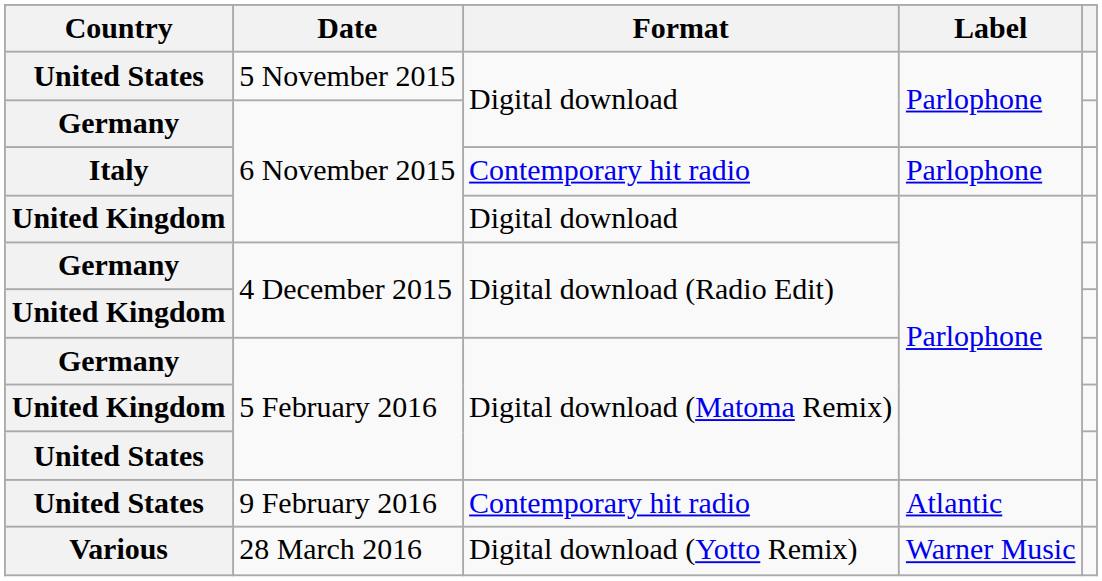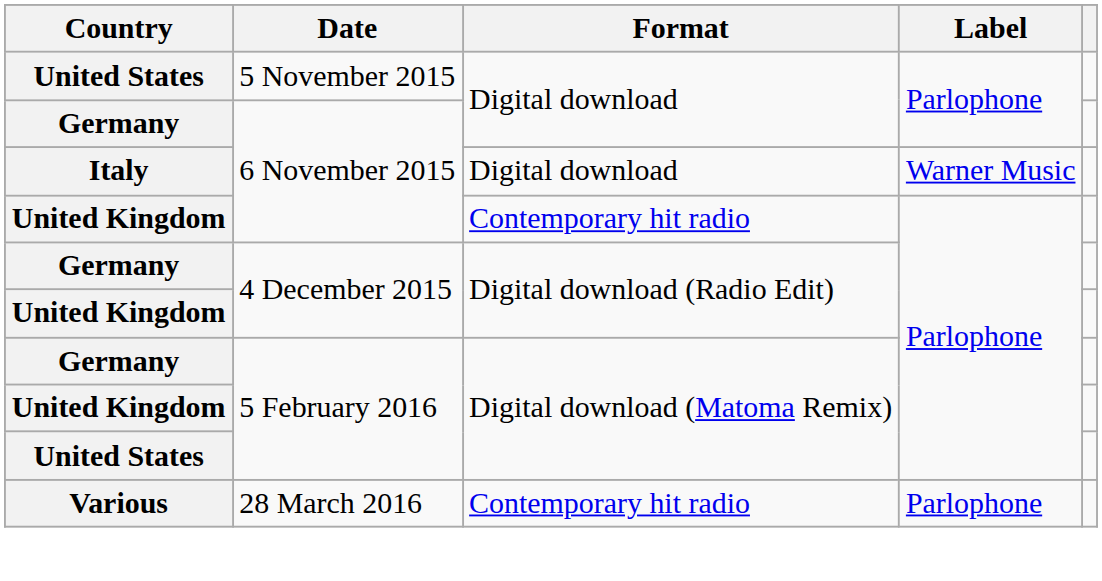(610, 170) Contemporary hit radio -> (573, 170) Digital download
(974, 170) Parlophone -> (991, 170) Warner Music
(573, 218) Digital download -> (610, 218) Contemporary hit radio
- row: (119, 502)
(663, 550) Digital download (Yotto Remix) -> (610, 502) Contemporary hit radio
(991, 550) Warner Music -> (974, 502) Parlophone
